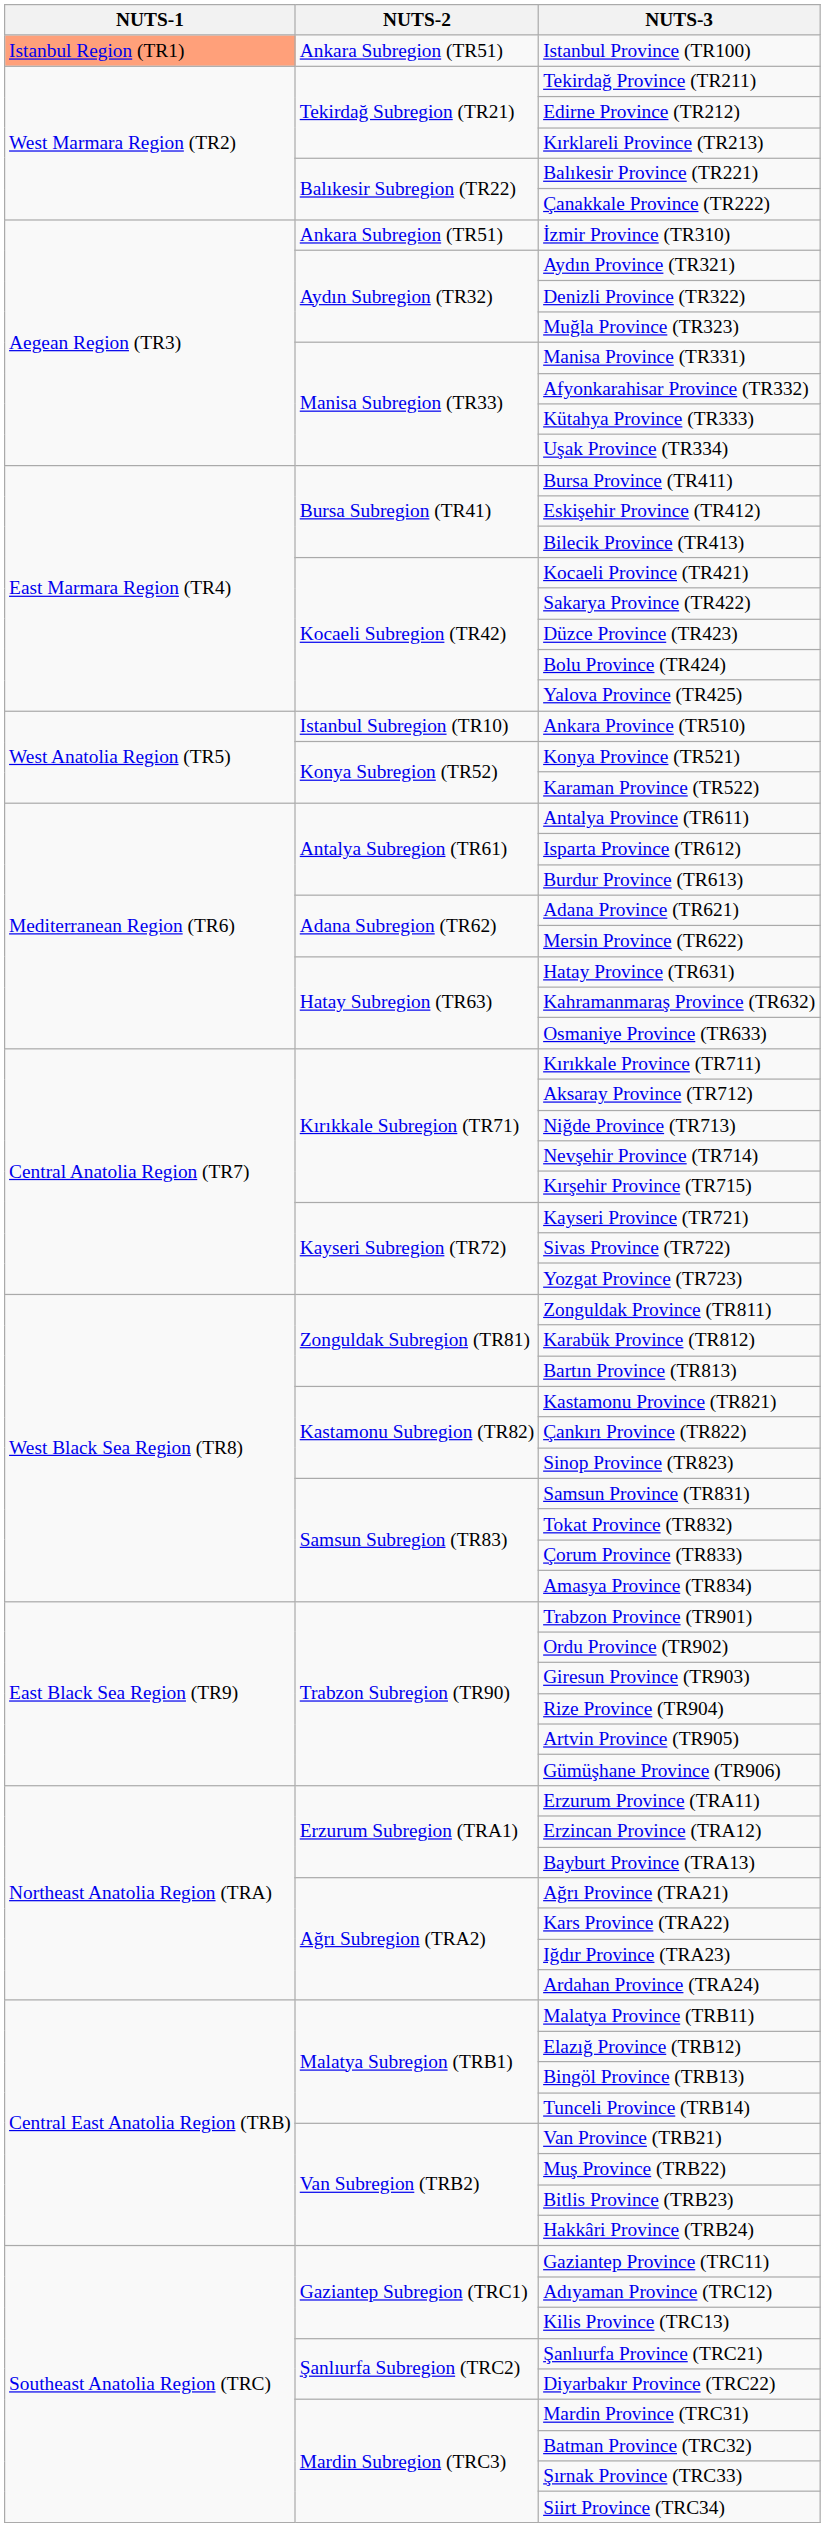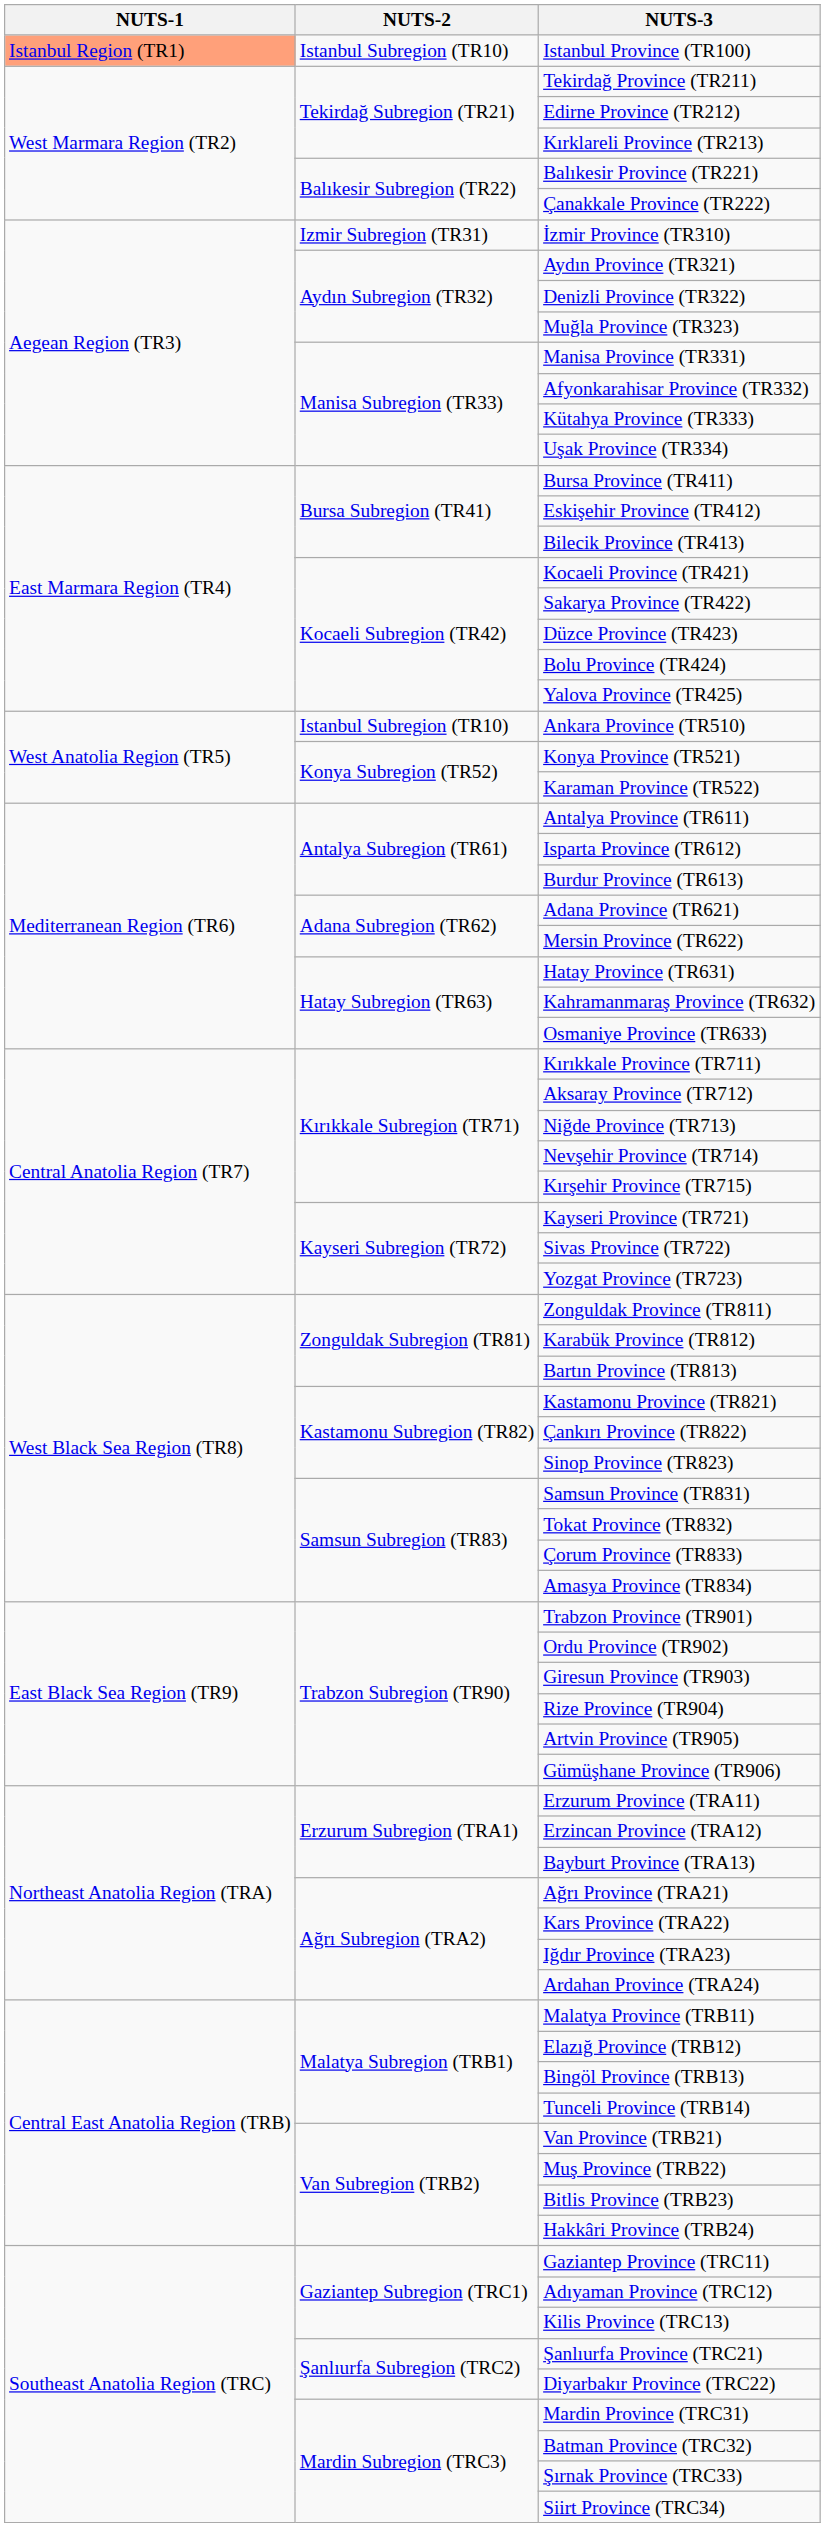(401, 50) Ankara Subregion (TR51) -> (404, 50) Istanbul Subregion (TR10)
(401, 234) Ankara Subregion (TR51) -> (394, 234) Izmir Subregion (TR31)
